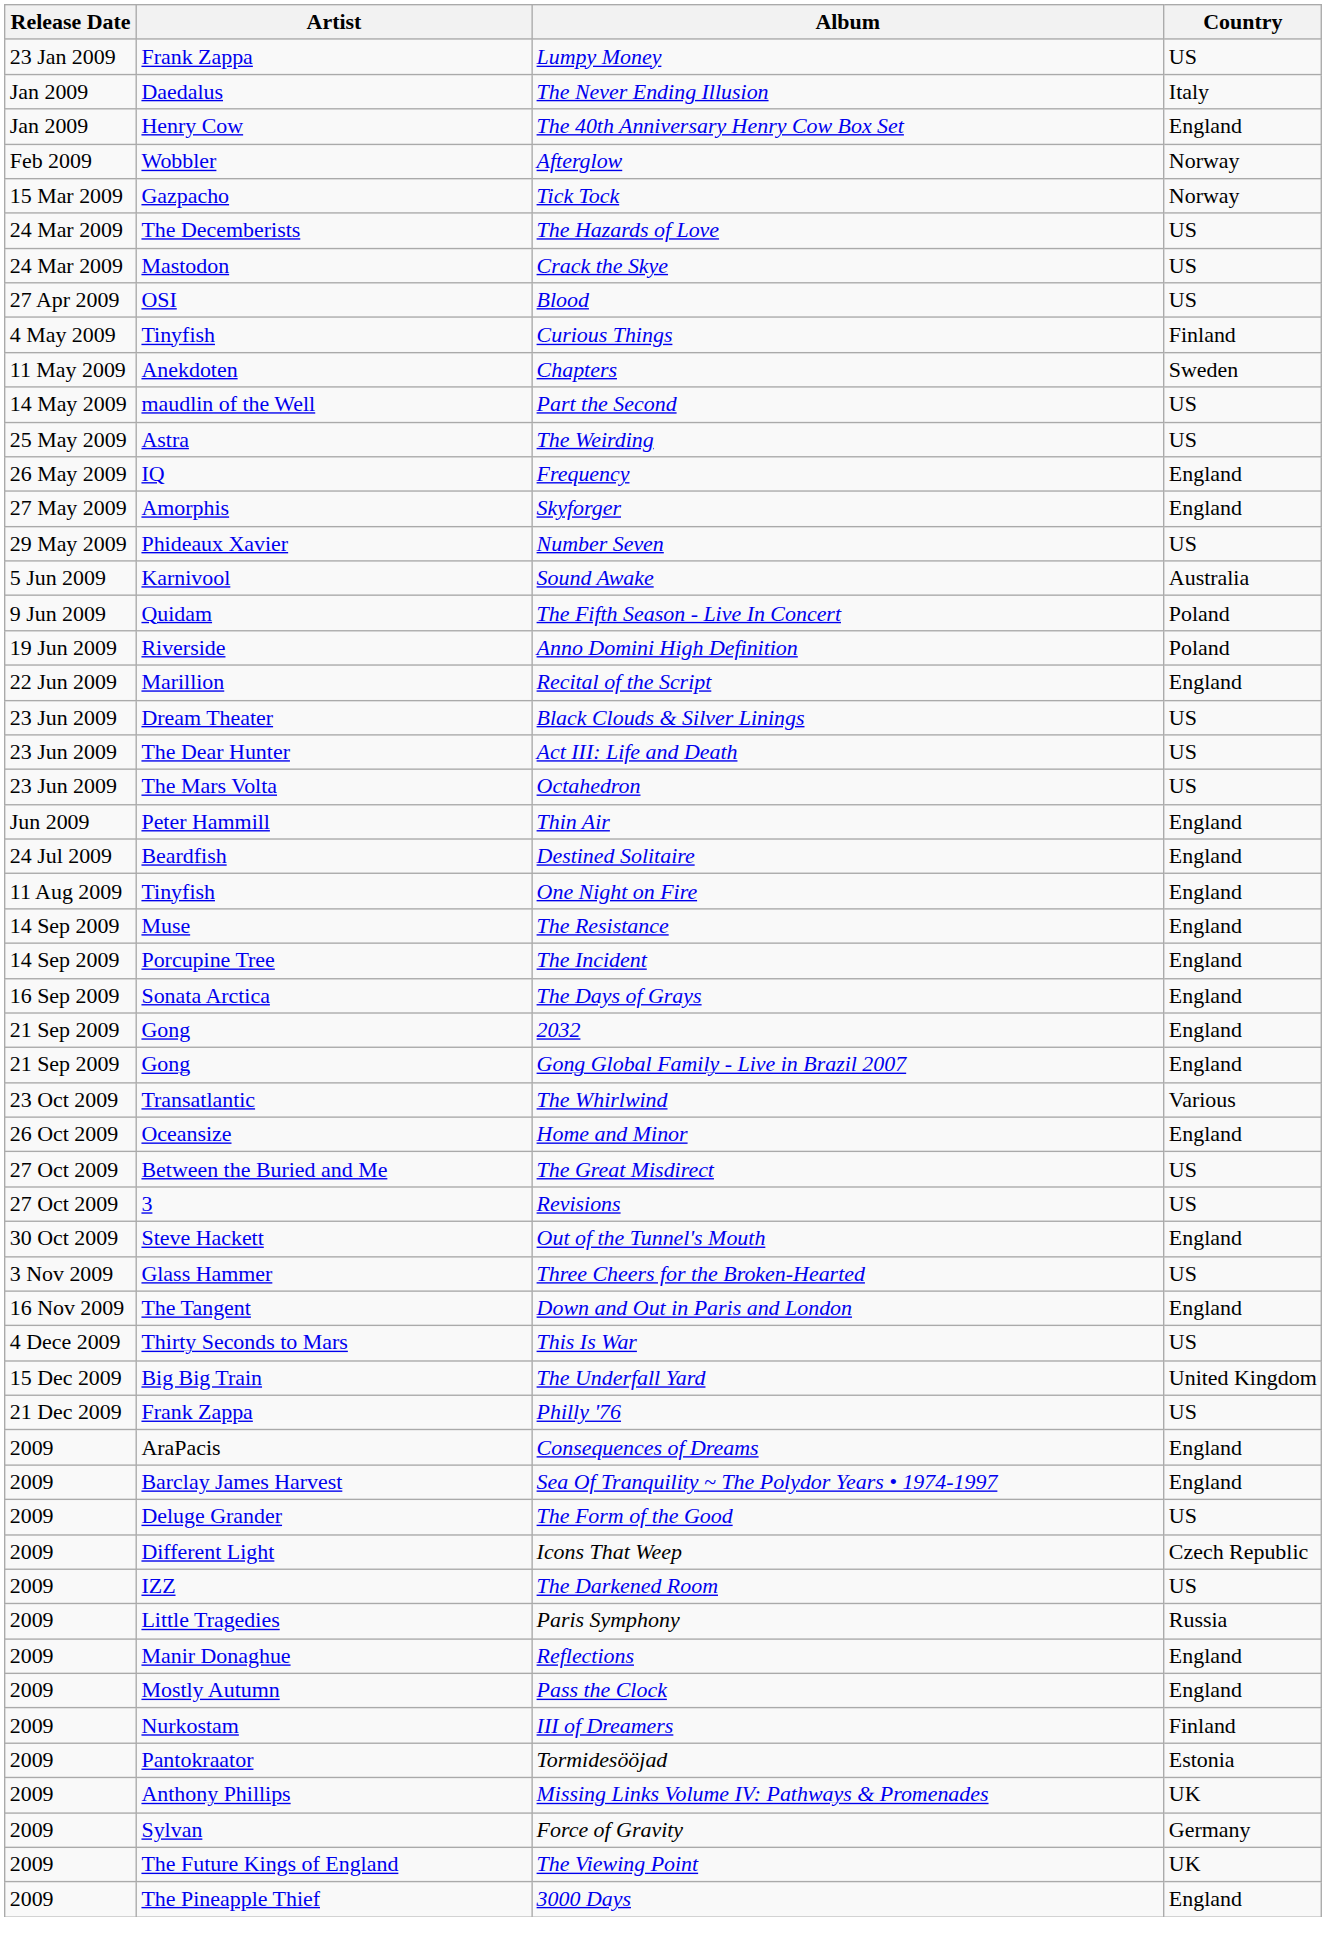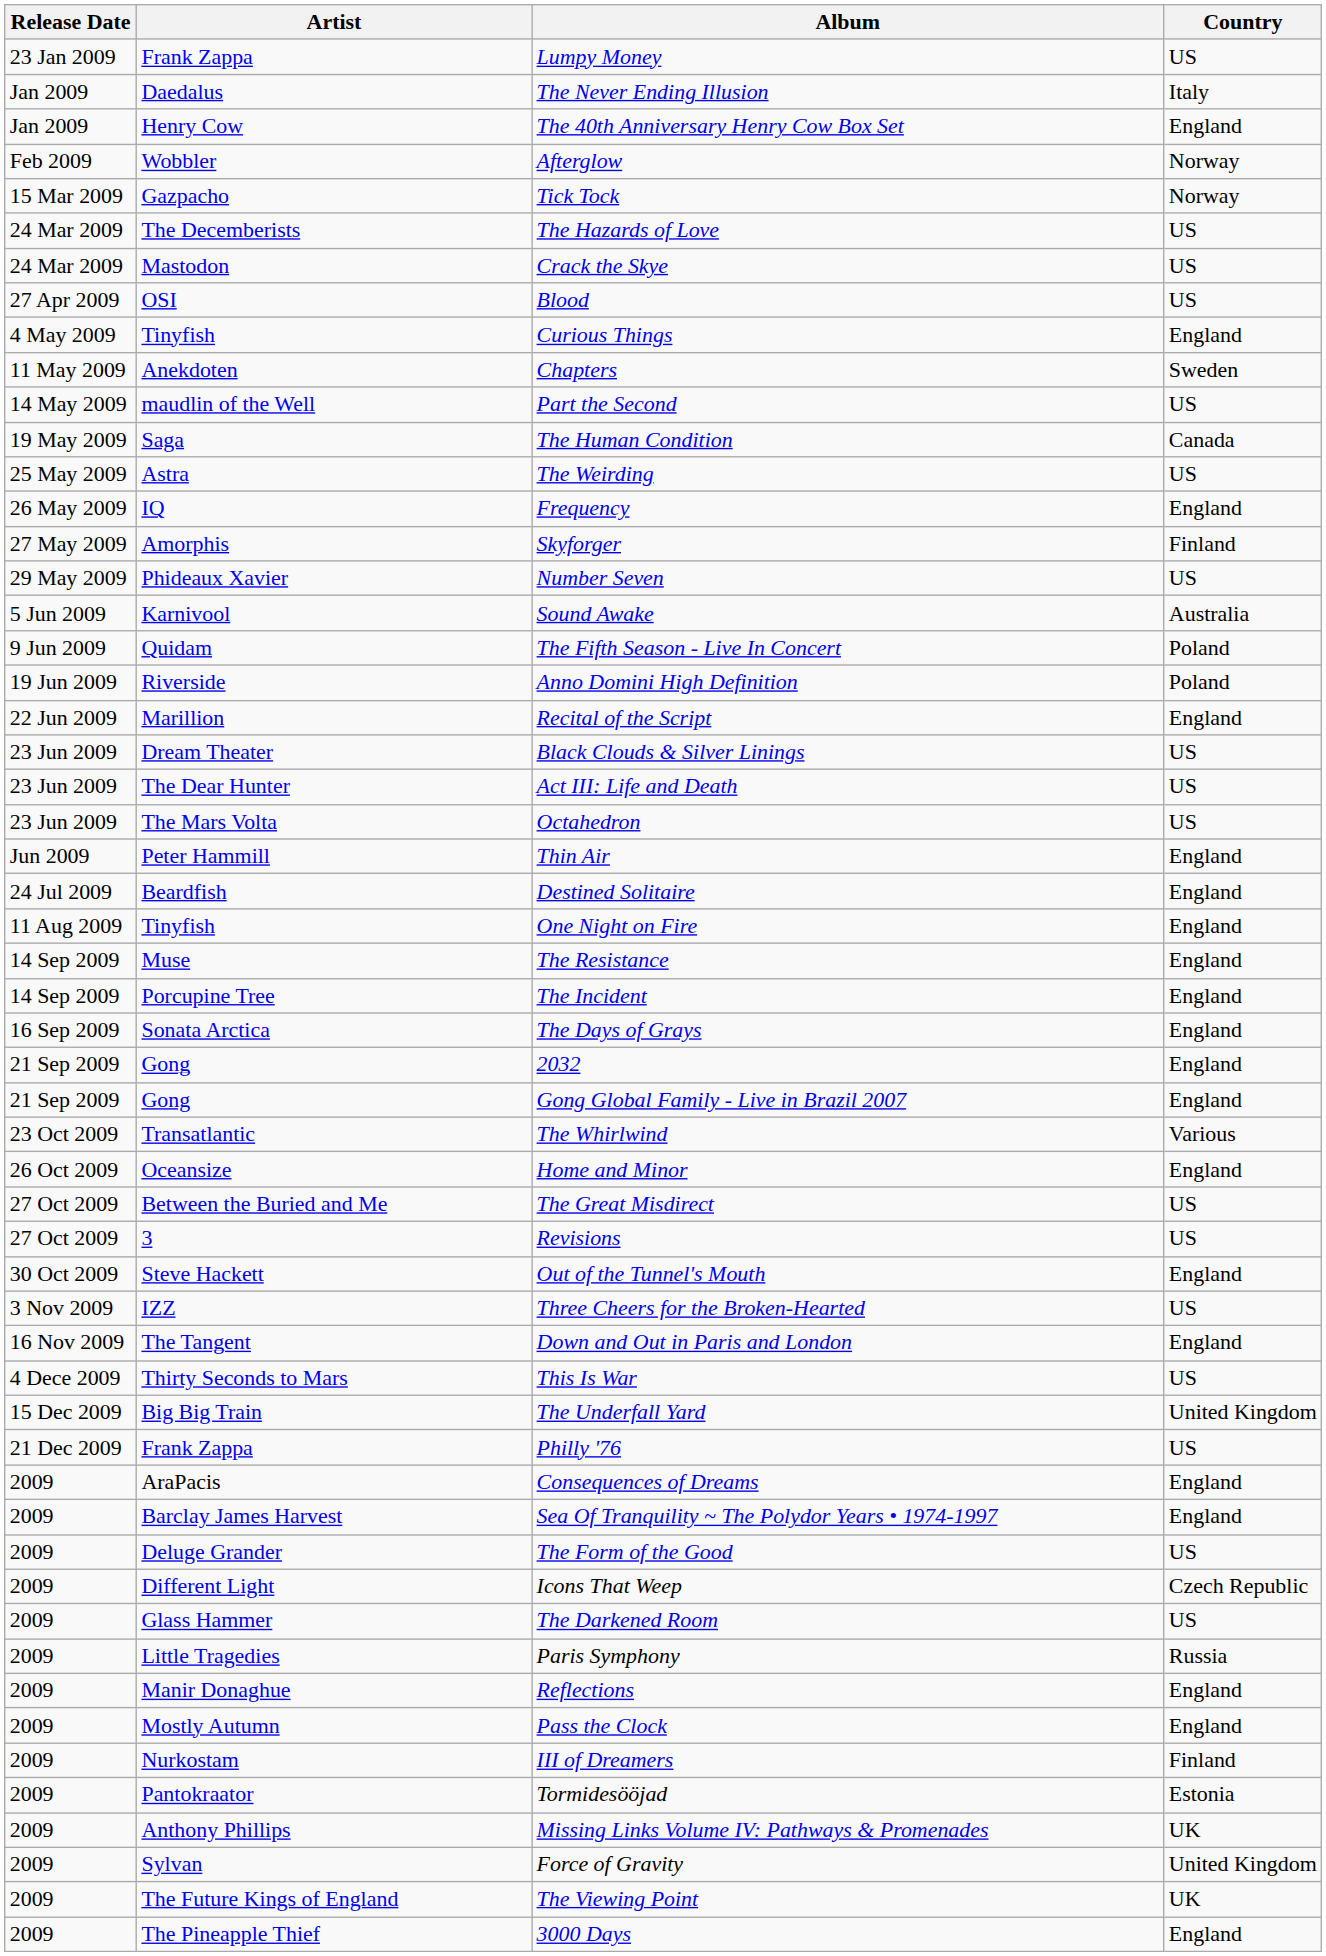(1202, 334) Finland -> (1205, 334) England
+ row: (635, 439)
(1205, 508) England -> (1202, 543) Finland
(207, 1273) Glass Hammer -> (158, 1308) IZZ
(158, 1586) IZZ -> (207, 1621) Glass Hammer
(1210, 1829) Germany -> (1243, 1864) United Kingdom
